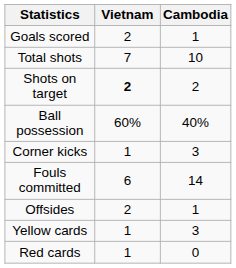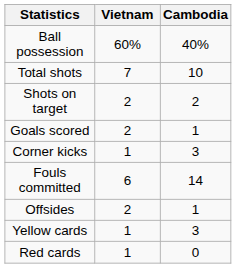rows swapped: (50, 36) <-> (50, 123)
(127, 86) bold -> (127, 101) normal
